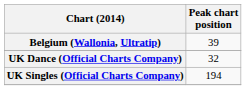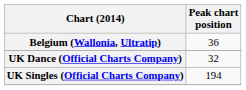(213, 42) 39 -> (213, 42) 36
